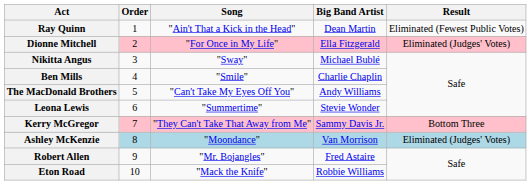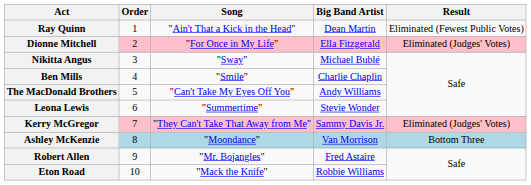(456, 124) Bottom Three -> (456, 124) Eliminated (Judges' Votes)
(456, 140) Eliminated (Judges' Votes) -> (456, 140) Bottom Three
